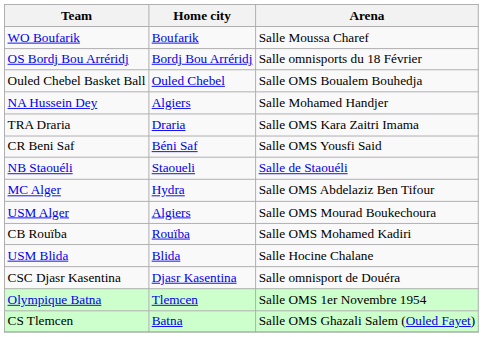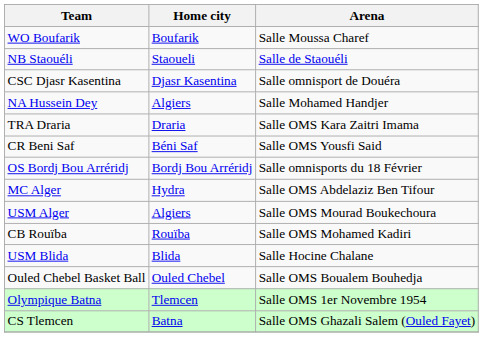rows swapped: (40, 168) <-> (68, 59)
rows swapped: (64, 278) <-> (77, 81)
